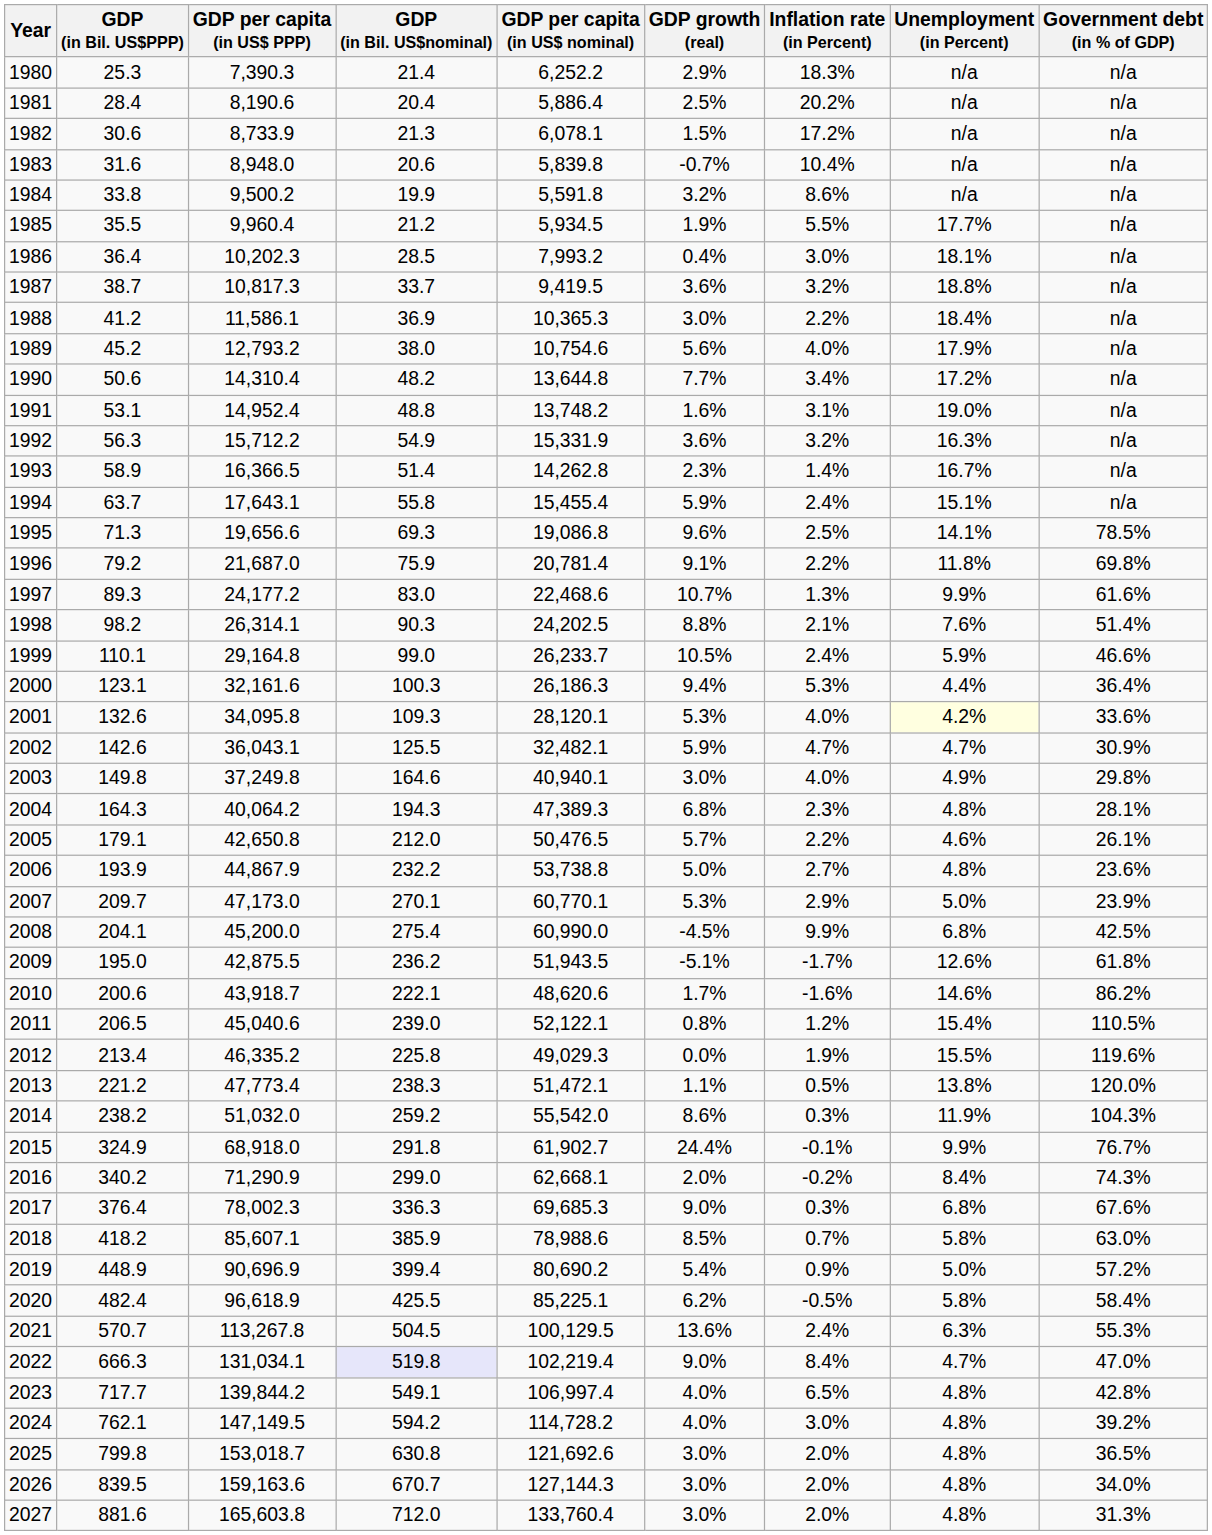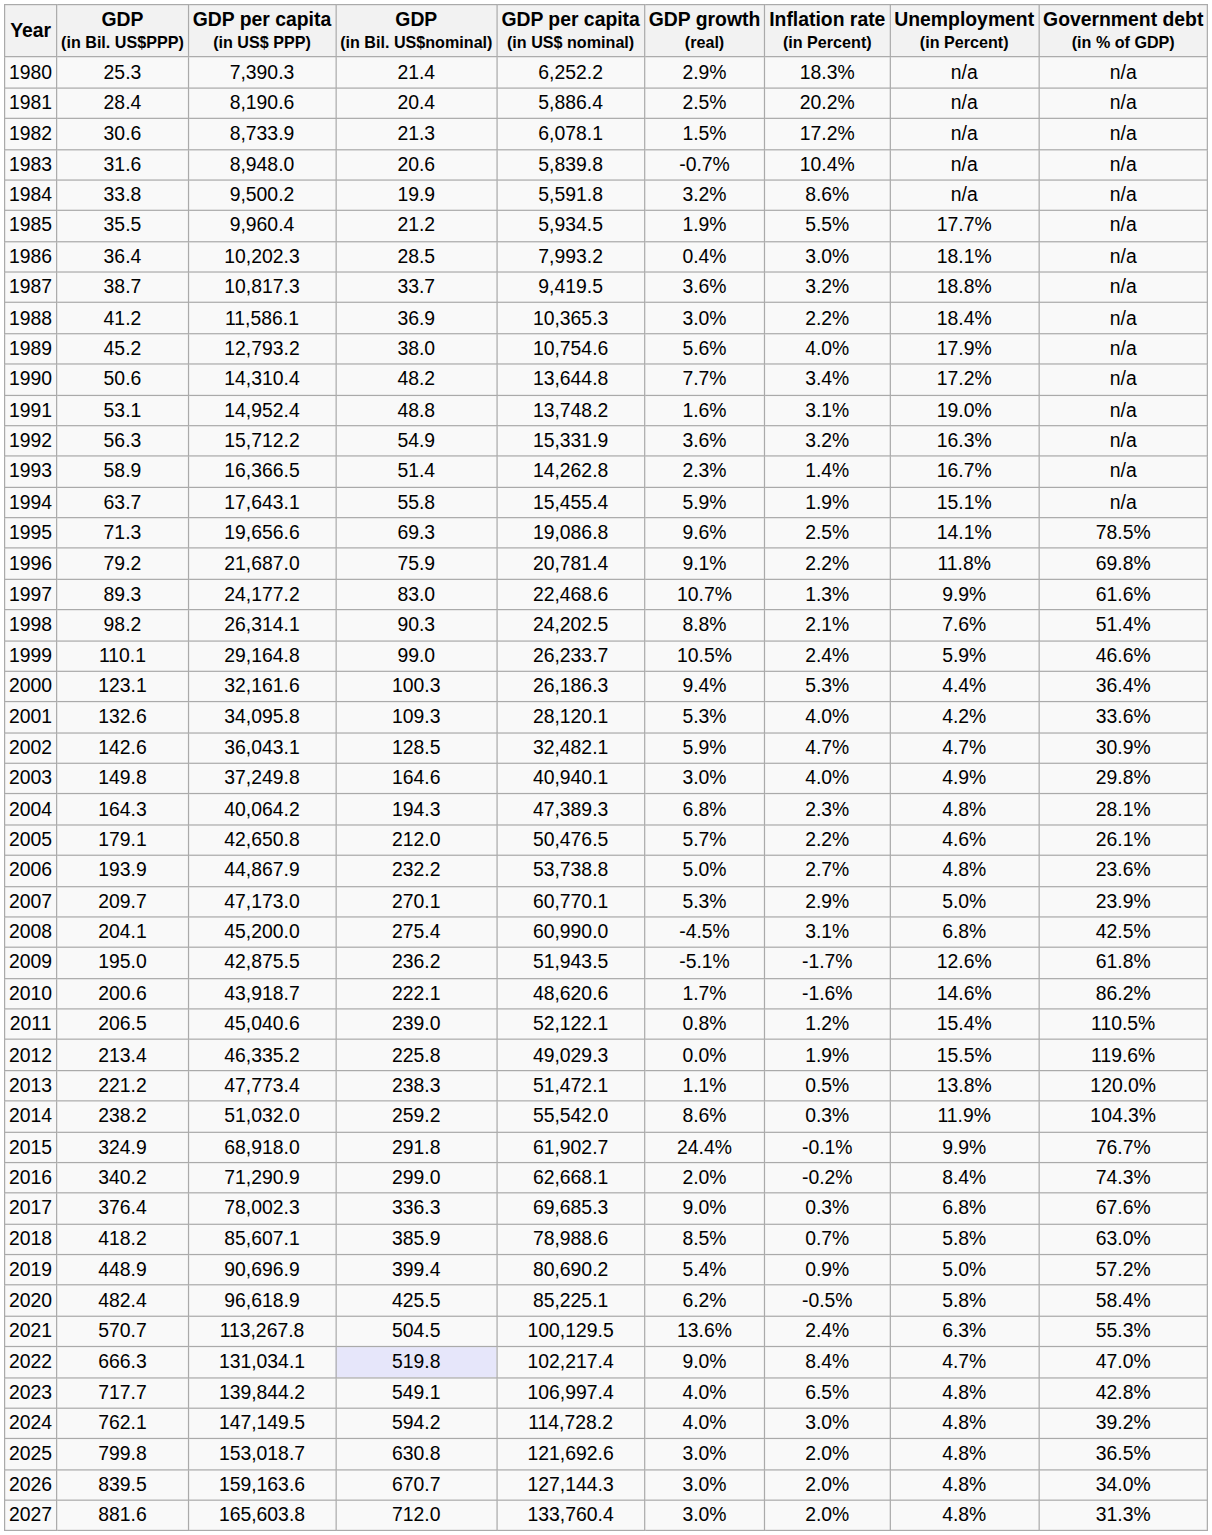(827, 502) 2.4% -> (827, 502) 1.9%
(964, 717) lightyellow background -> (964, 717) no background
(416, 747) 125.5 -> (416, 747) 128.5
(827, 932) 9.9% -> (827, 932) 3.1%
(571, 1361) 102,219.4 -> (571, 1361) 102,217.4
